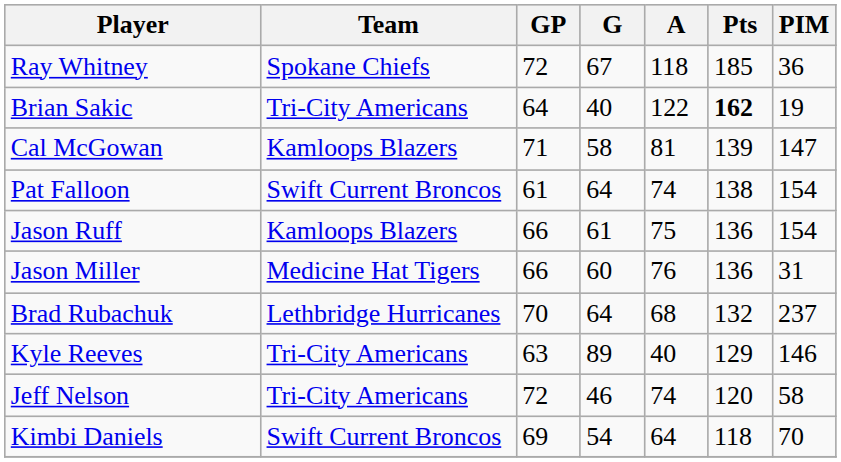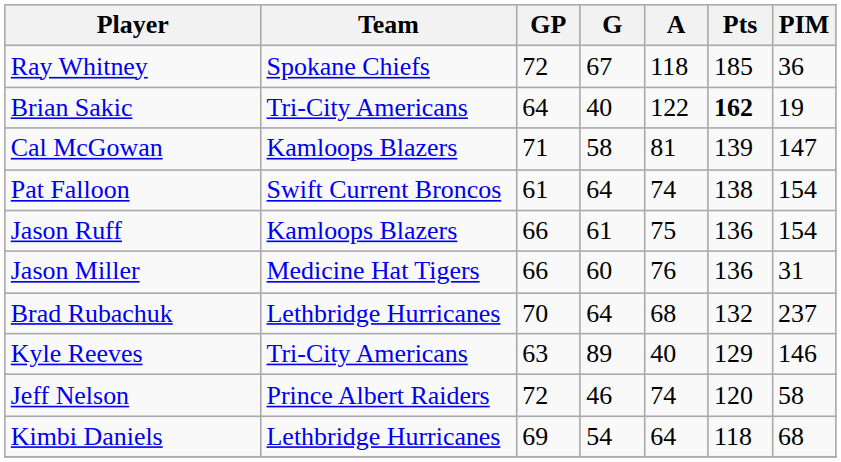(367, 395) Tri-City Americans -> (378, 395) Prince Albert Raiders
(384, 436) Swift Current Broncos -> (383, 436) Lethbridge Hurricanes
(791, 436) 70 -> (791, 436) 68
